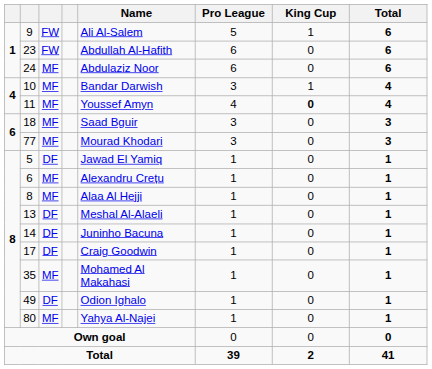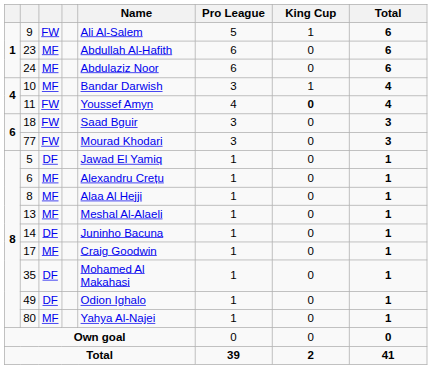(50, 50) FW -> (50, 50) MF
(50, 104) MF -> (50, 104) FW
(50, 123) MF -> (50, 123) FW
(50, 141) MF -> (50, 141) FW
(50, 214) DF -> (50, 214) MF
(50, 251) DF -> (50, 251) MF
(50, 275) MF -> (50, 275) DF
